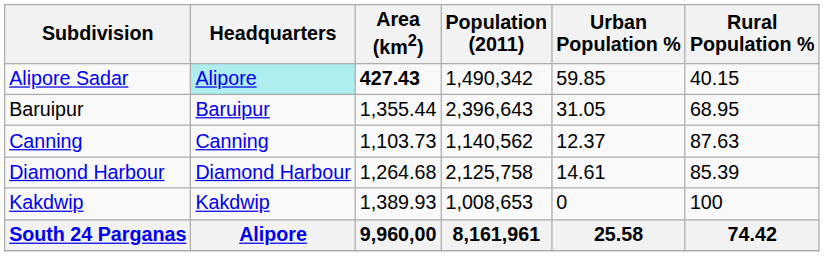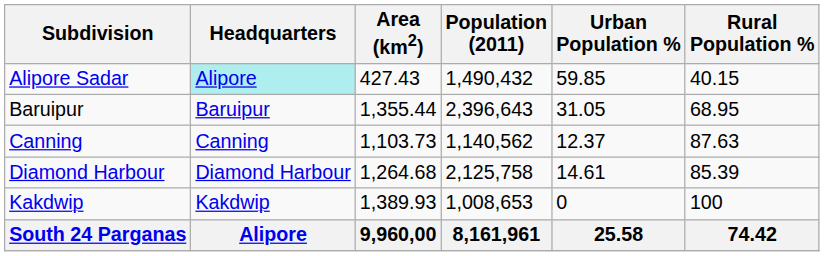(390, 78) bold -> (390, 78) normal
(489, 78) 1,490,342 -> (489, 78) 1,490,432
